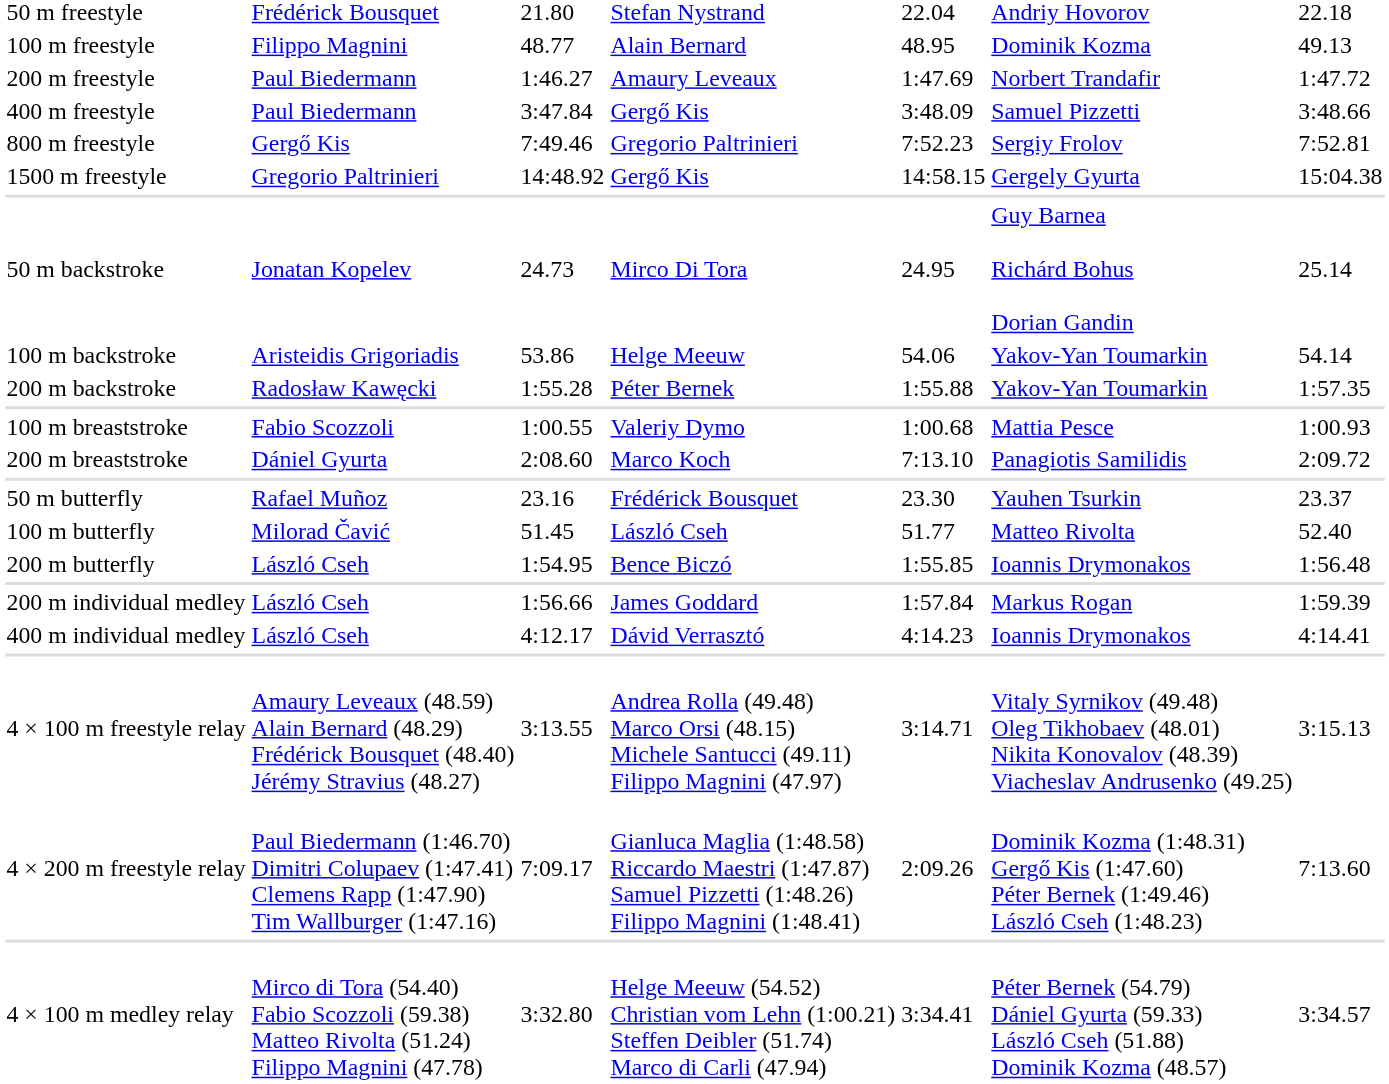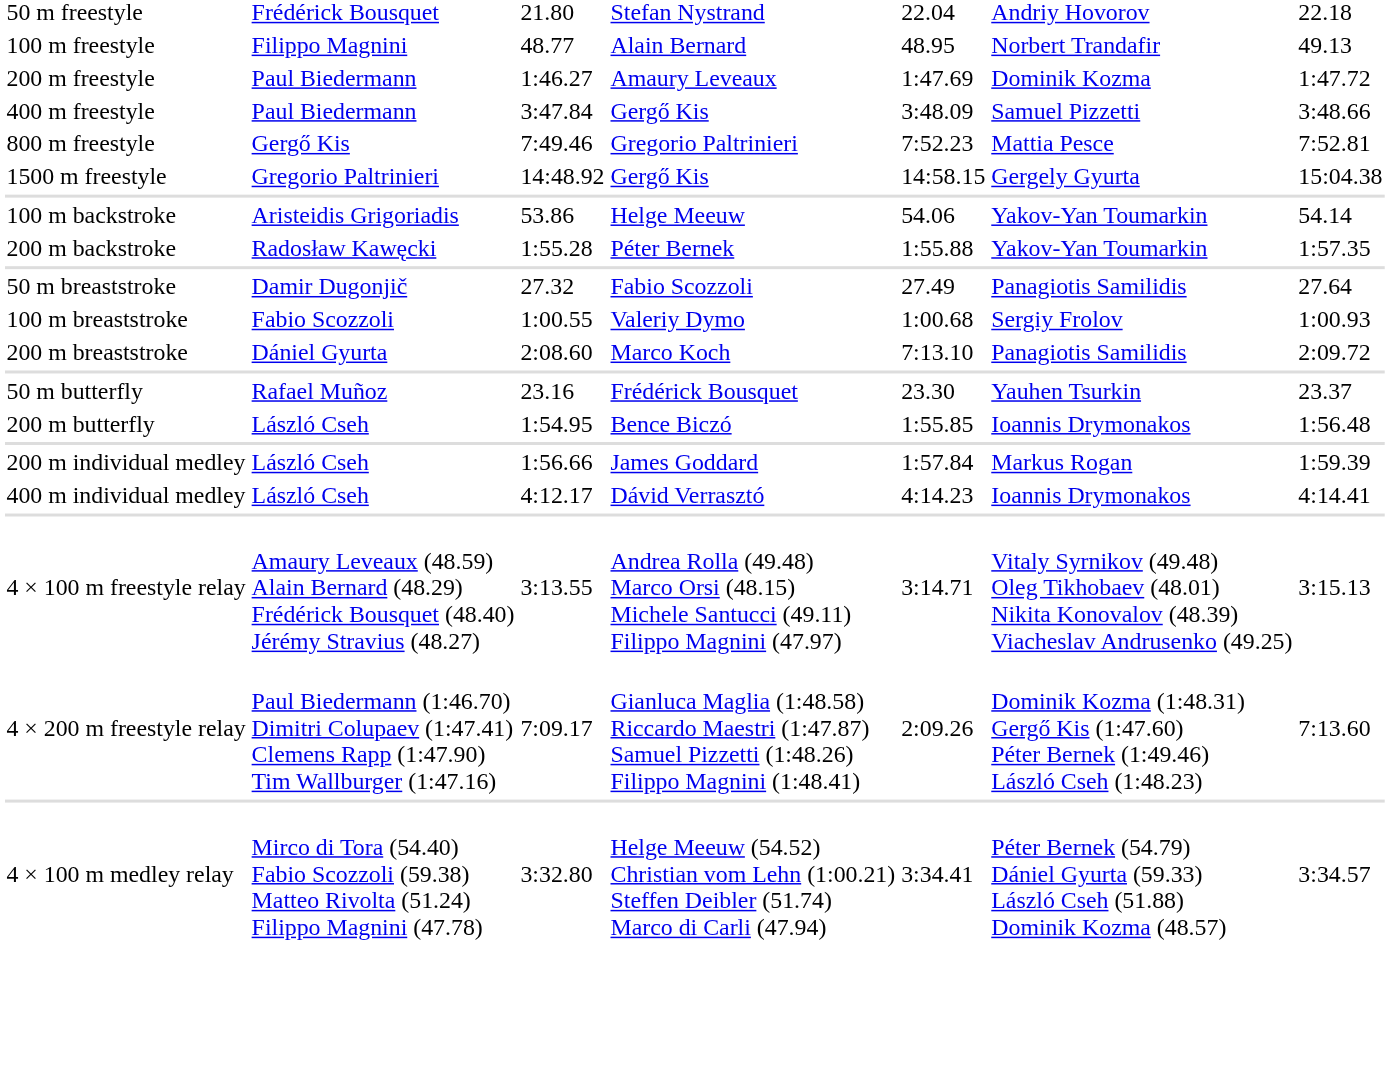(1071, 45) Dominik Kozma -> (1076, 45) Norbert Trandafir
(1076, 78) Norbert Trandafir -> (1071, 78) Dominik Kozma
(1057, 143) Sergiy Frolov -> (1053, 143) Mattia Pesce
- row: (85, 268)
+ row: (91, 286)
(1053, 426) Mattia Pesce -> (1057, 319) Sergiy Frolov
- row: (81, 531)
